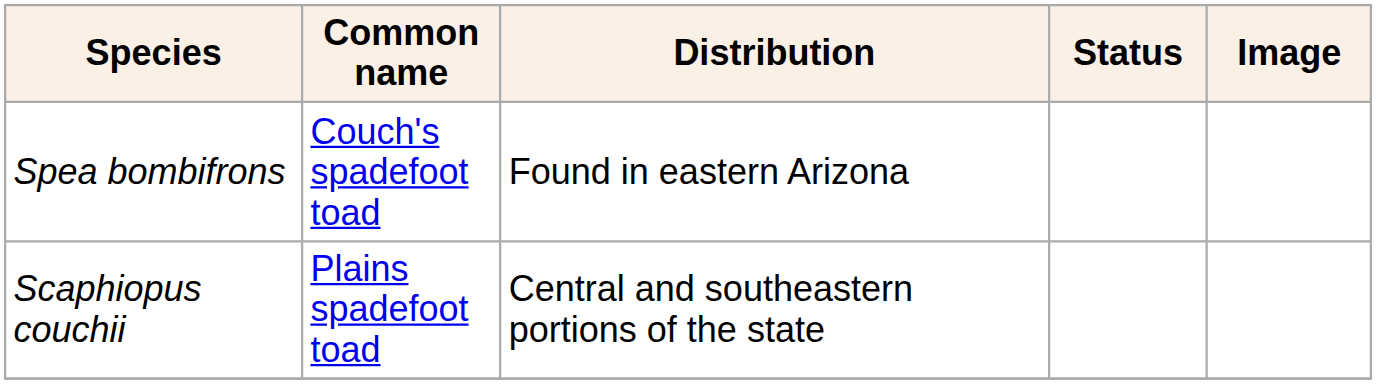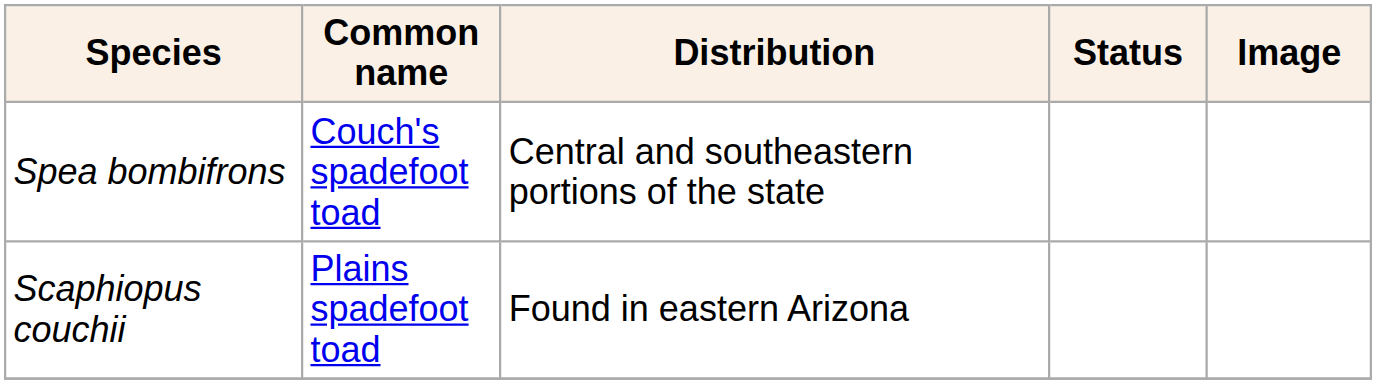(709, 171) Found in eastern Arizona -> (711, 171) Central and southeastern portions of the state
(711, 309) Central and southeastern portions of the state -> (709, 309) Found in eastern Arizona
